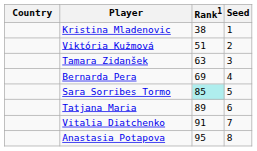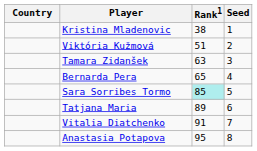(200, 76) 69 -> (200, 76) 65
